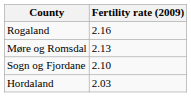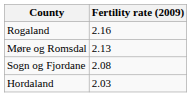(101, 65) 2.10 -> (101, 65) 2.08
